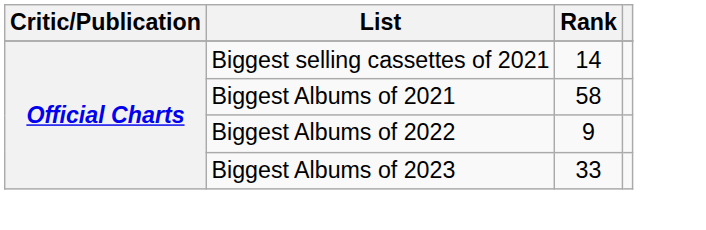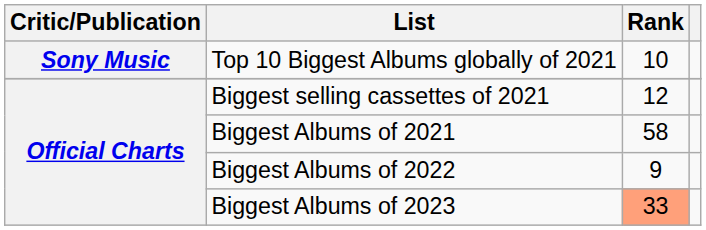+ row: (414, 59)
(588, 59) 14 -> (656, 96) 12
(588, 170) no background -> (656, 206) lightsalmon background
